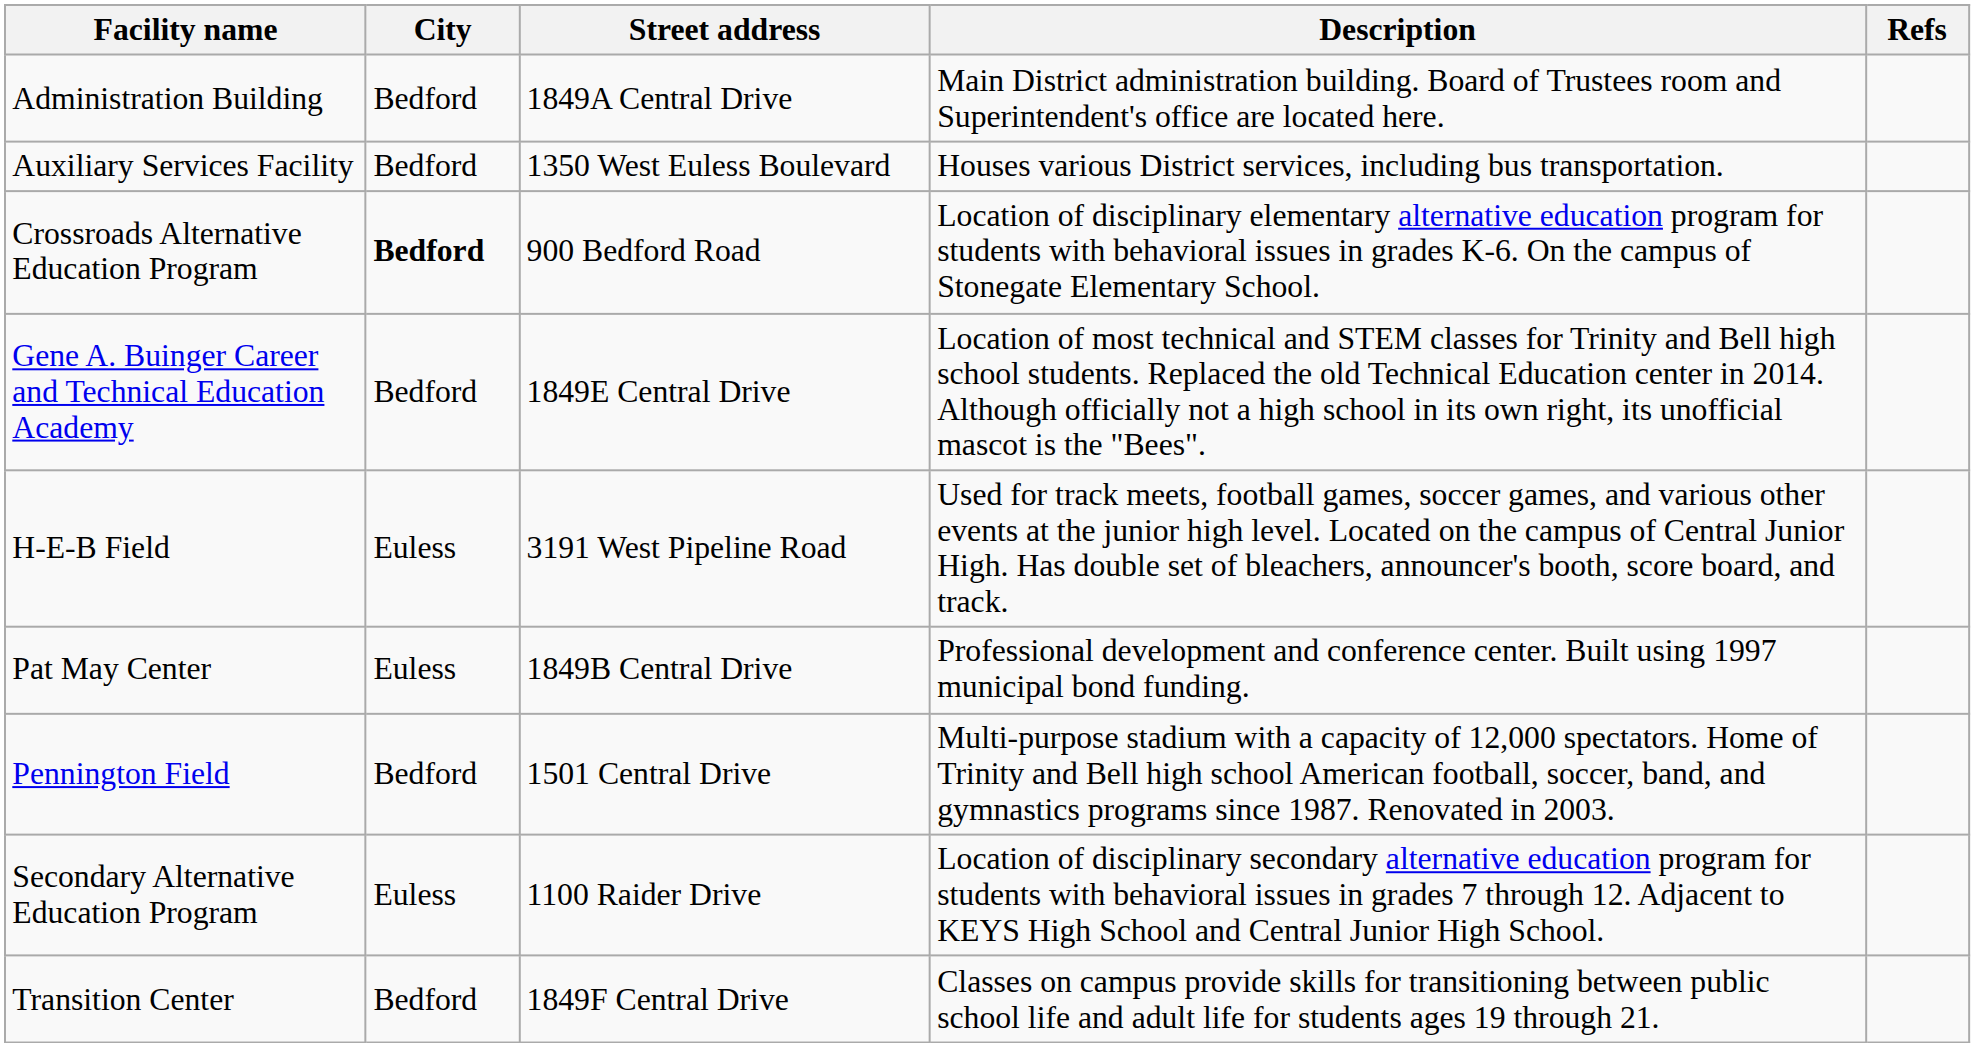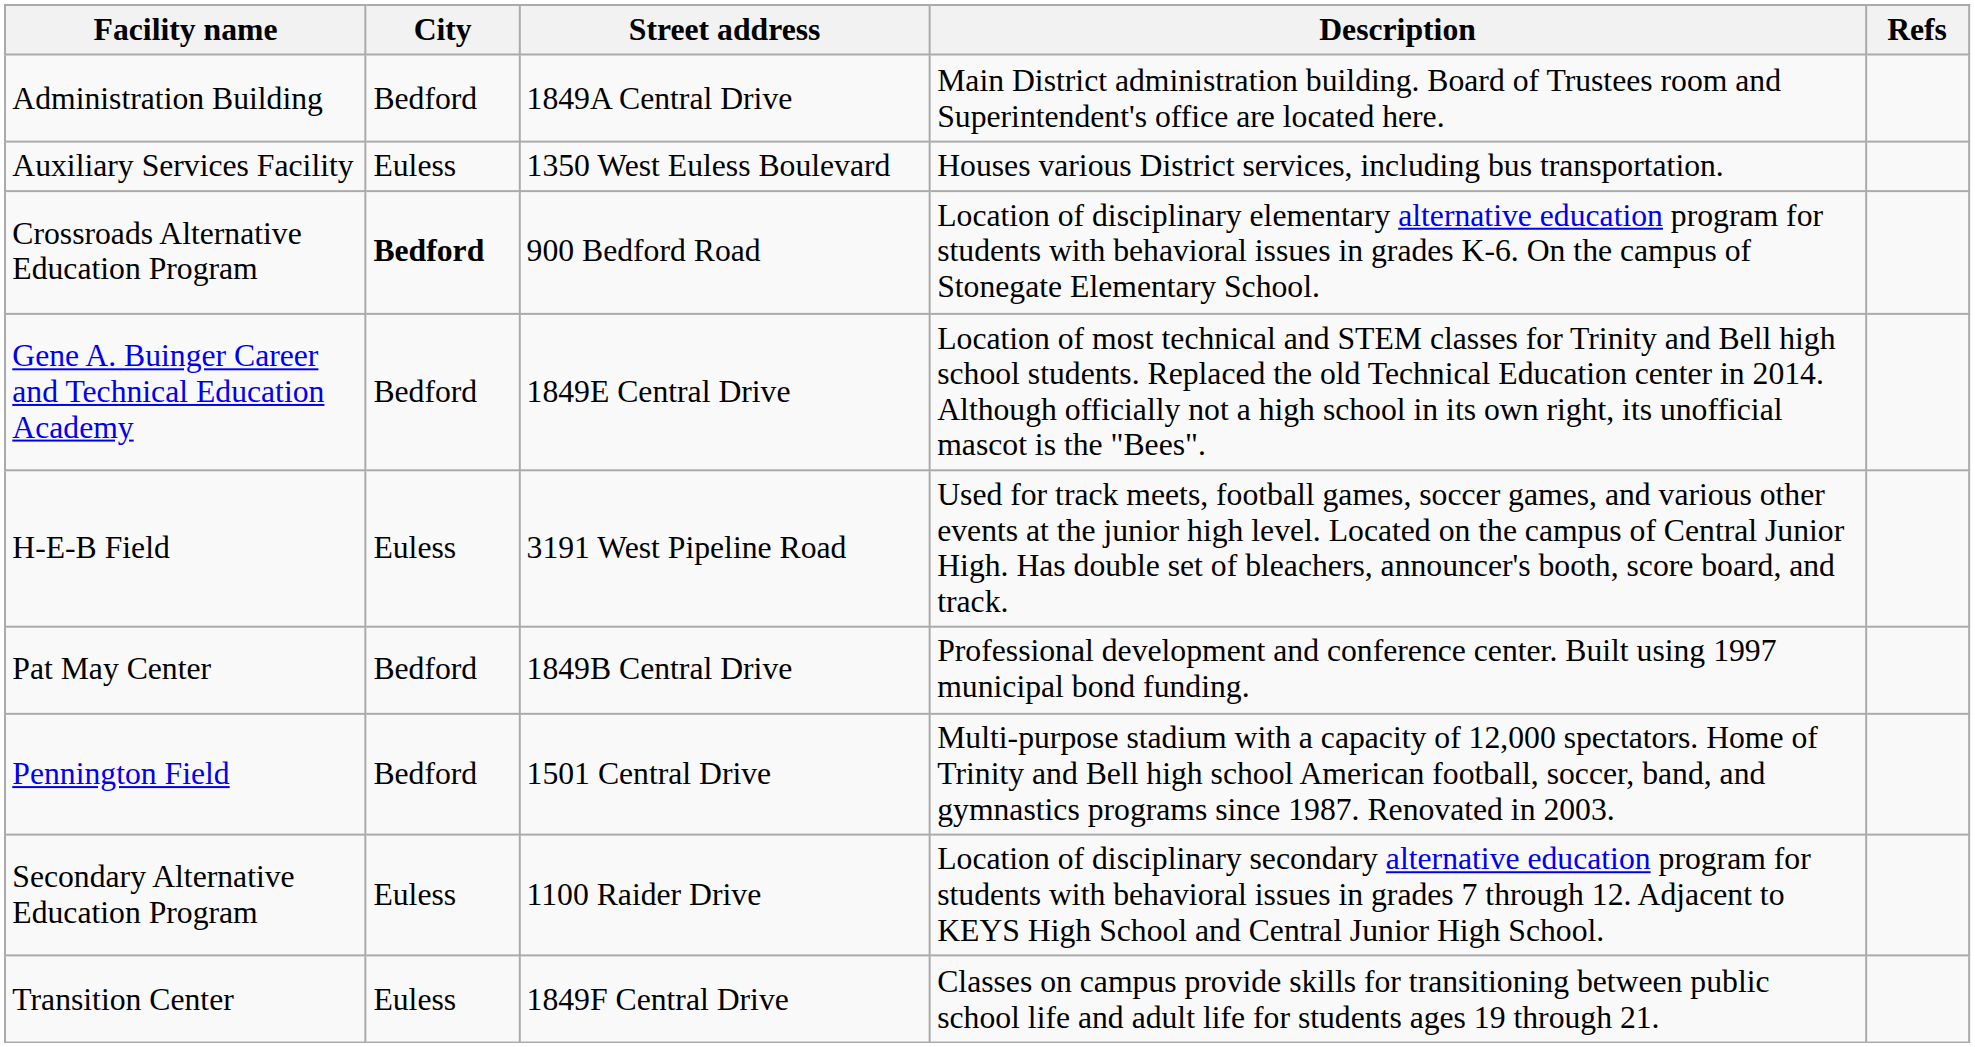(425, 165) Bedford -> (415, 165) Euless
(415, 669) Euless -> (425, 669) Bedford
(425, 998) Bedford -> (415, 998) Euless
